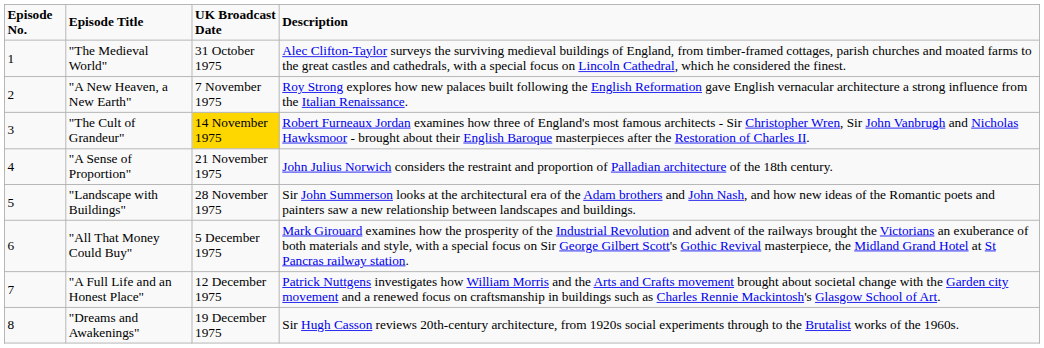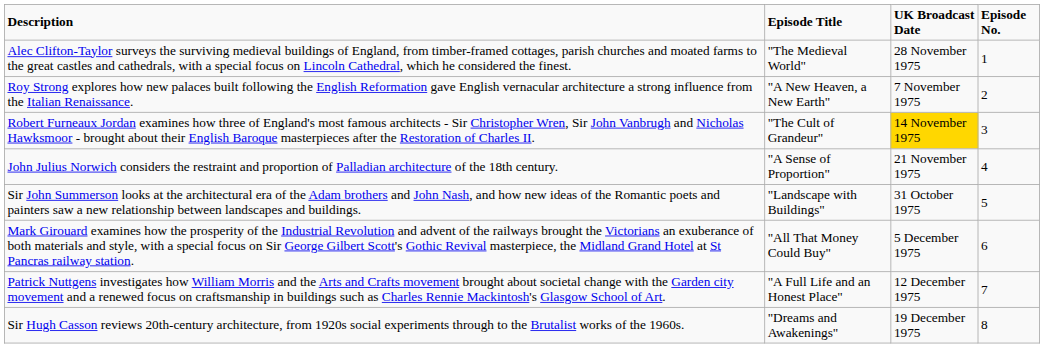columns swapped: (30, 22) <-> (315, 22)
(225, 58) 31 October 1975 -> (930, 58) 28 November 1975
(231, 202) 28 November 1975 -> (924, 202) 31 October 1975
